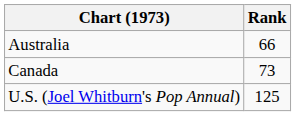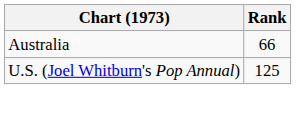- row: (33, 70)
